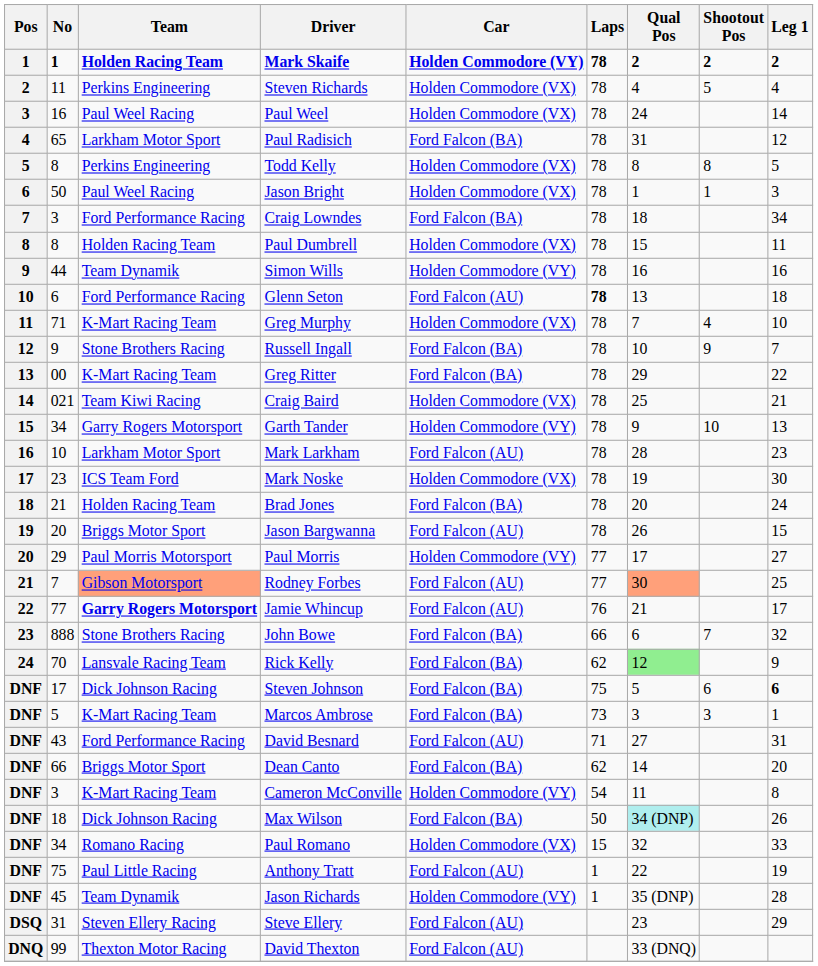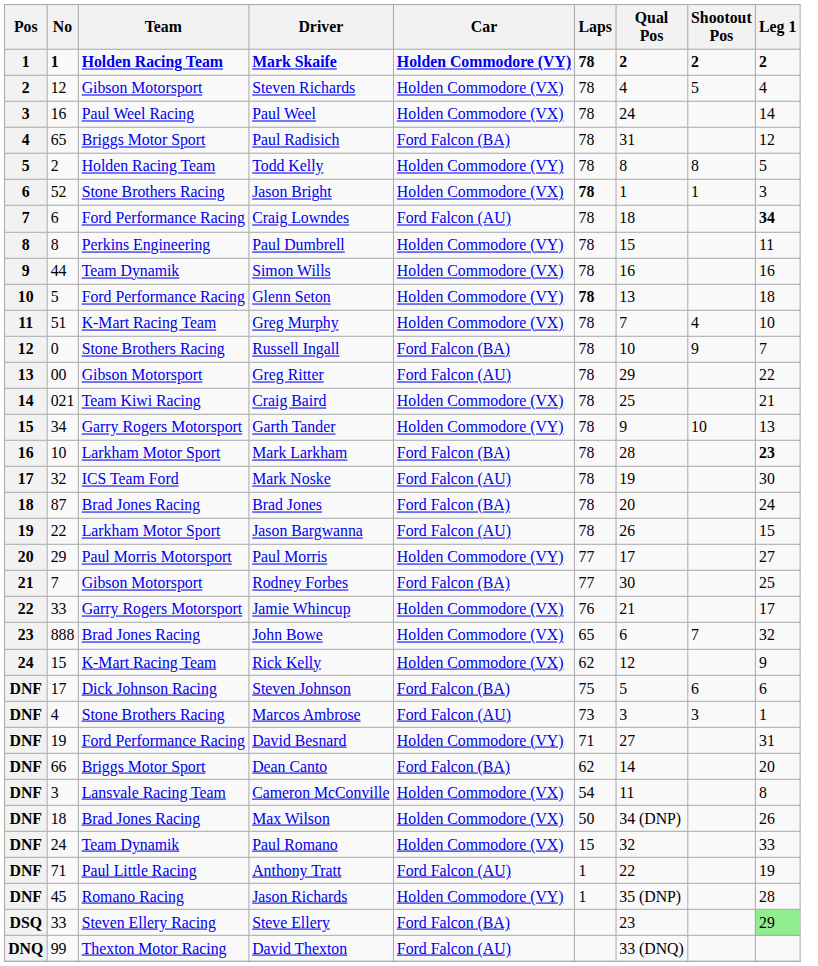(58, 88) 11 -> (59, 88) 12
(146, 88) Perkins Engineering -> (142, 88) Gibson Motorsport
(151, 140) Larkham Motor Sport -> (144, 140) Briggs Motor Sport
(55, 166) 8 -> (55, 166) 2
(146, 166) Perkins Engineering -> (149, 166) Holden Racing Team
(492, 166) Holden Commodore (VX) -> (480, 166) Holden Commodore (VY)
(59, 192) 50 -> (59, 192) 52
(138, 192) Paul Weel Racing -> (153, 192) Stone Brothers Racing
(599, 192) normal -> (586, 192) bold
(55, 218) 3 -> (55, 218) 6
(466, 218) Ford Falcon (BA) -> (454, 218) Ford Falcon (AU)
(779, 218) normal -> (767, 218) bold
(149, 244) Holden Racing Team -> (146, 244) Perkins Engineering
(492, 244) Holden Commodore (VX) -> (480, 244) Holden Commodore (VY)
(492, 271) Holden Commodore (VY) -> (480, 271) Holden Commodore (VX)
(55, 297) 6 -> (55, 297) 5
(466, 297) Ford Falcon (AU) -> (480, 297) Holden Commodore (VY)
(59, 323) 71 -> (59, 323) 51
(55, 349) 9 -> (55, 349) 0
(149, 375) K-Mart Racing Team -> (142, 375) Gibson Motorsport
(466, 375) Ford Falcon (BA) -> (454, 375) Ford Falcon (AU)
(466, 453) Ford Falcon (AU) -> (453, 453) Ford Falcon (BA)
(779, 453) normal -> (767, 453) bold
(59, 479) 23 -> (59, 479) 32
(492, 479) Holden Commodore (VX) -> (454, 479) Ford Falcon (AU)
(59, 505) 21 -> (59, 505) 87
(149, 505) Holden Racing Team -> (141, 505) Brad Jones Racing
(59, 531) 20 -> (59, 531) 22
(144, 531) Briggs Motor Sport -> (151, 531) Larkham Motor Sport
(142, 583) lightsalmon background -> (142, 583) no background
(466, 583) Ford Falcon (AU) -> (453, 583) Ford Falcon (BA)
(639, 583) lightsalmon background -> (627, 583) no background
(59, 609) 77 -> (59, 609) 33
(169, 609) bold -> (162, 609) normal
(466, 609) Ford Falcon (AU) -> (480, 609) Holden Commodore (VX)
(153, 635) Stone Brothers Racing -> (141, 635) Brad Jones Racing
(466, 635) Ford Falcon (BA) -> (480, 635) Holden Commodore (VX)
(599, 635) 66 -> (586, 635) 65
(59, 661) 70 -> (59, 661) 15
(154, 661) Lansvale Racing Team -> (149, 661) K-Mart Racing Team
(466, 661) Ford Falcon (BA) -> (480, 661) Holden Commodore (VX)
(639, 661) lightgreen background -> (627, 661) no background
(775, 688) bold -> (763, 688) normal
(55, 714) 5 -> (55, 714) 4
(149, 714) K-Mart Racing Team -> (153, 714) Stone Brothers Racing
(466, 714) Ford Falcon (BA) -> (454, 714) Ford Falcon (AU)
(59, 740) 43 -> (59, 740) 19
(466, 740) Ford Falcon (AU) -> (480, 740) Holden Commodore (VY)
(149, 792) K-Mart Racing Team -> (154, 792) Lansvale Racing Team
(492, 792) Holden Commodore (VY) -> (480, 792) Holden Commodore (VX)
(149, 818) Dick Johnson Racing -> (141, 818) Brad Jones Racing
(466, 818) Ford Falcon (BA) -> (480, 818) Holden Commodore (VX)
(662, 818) paleturquoise background -> (650, 818) no background
(59, 844) 34 -> (59, 844) 24
(133, 844) Romano Racing -> (130, 844) Team Dynamik
(59, 870) 75 -> (59, 870) 71
(130, 896) Team Dynamik -> (133, 896) Romano Racing
(59, 922) 31 -> (59, 922) 33
(466, 922) Ford Falcon (AU) -> (453, 922) Ford Falcon (BA)
(779, 922) no background -> (767, 922) lightgreen background
